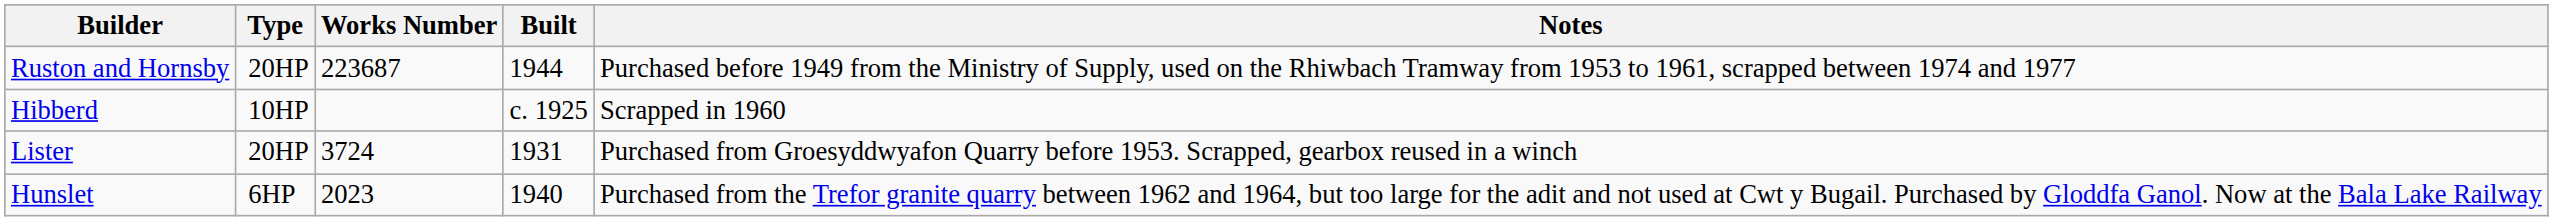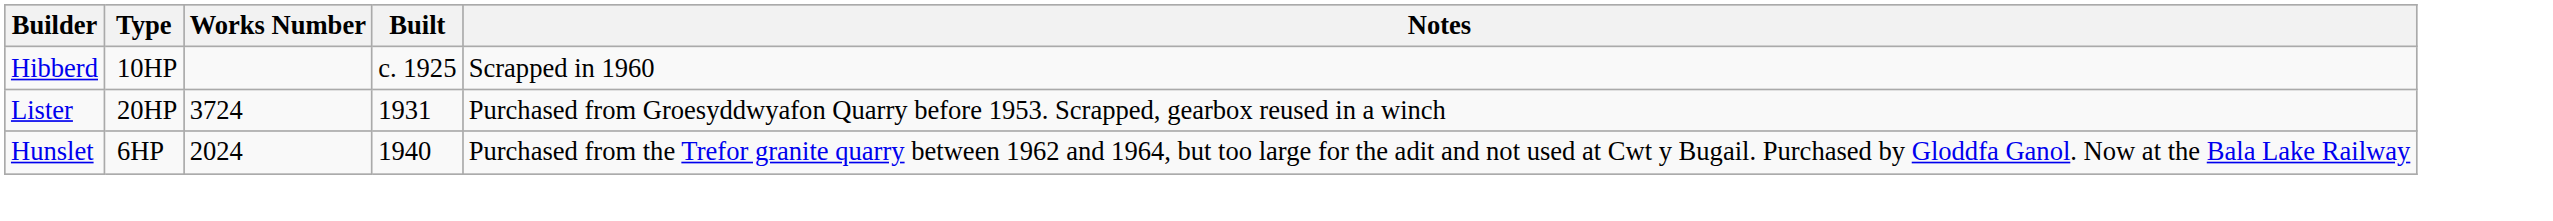- row: (120, 67)
(348, 194) 2023 -> (216, 151) 2024
